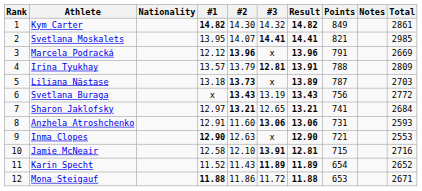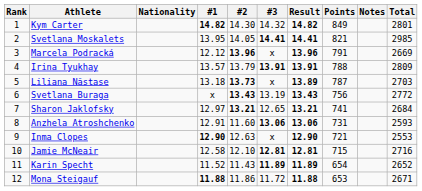(402, 25) 2861 -> (402, 25) 2801
(242, 39) 14.07 -> (242, 39) 14.05
(272, 67) 12.81 -> (272, 67) 13.91
(272, 151) 13.91 -> (272, 151) 12.81
